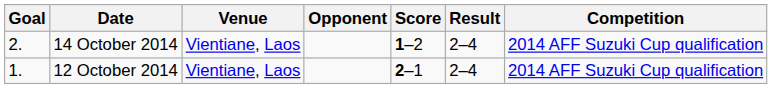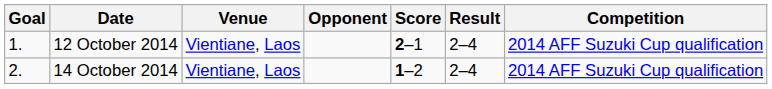rows swapped: (116, 71) <-> (116, 45)
